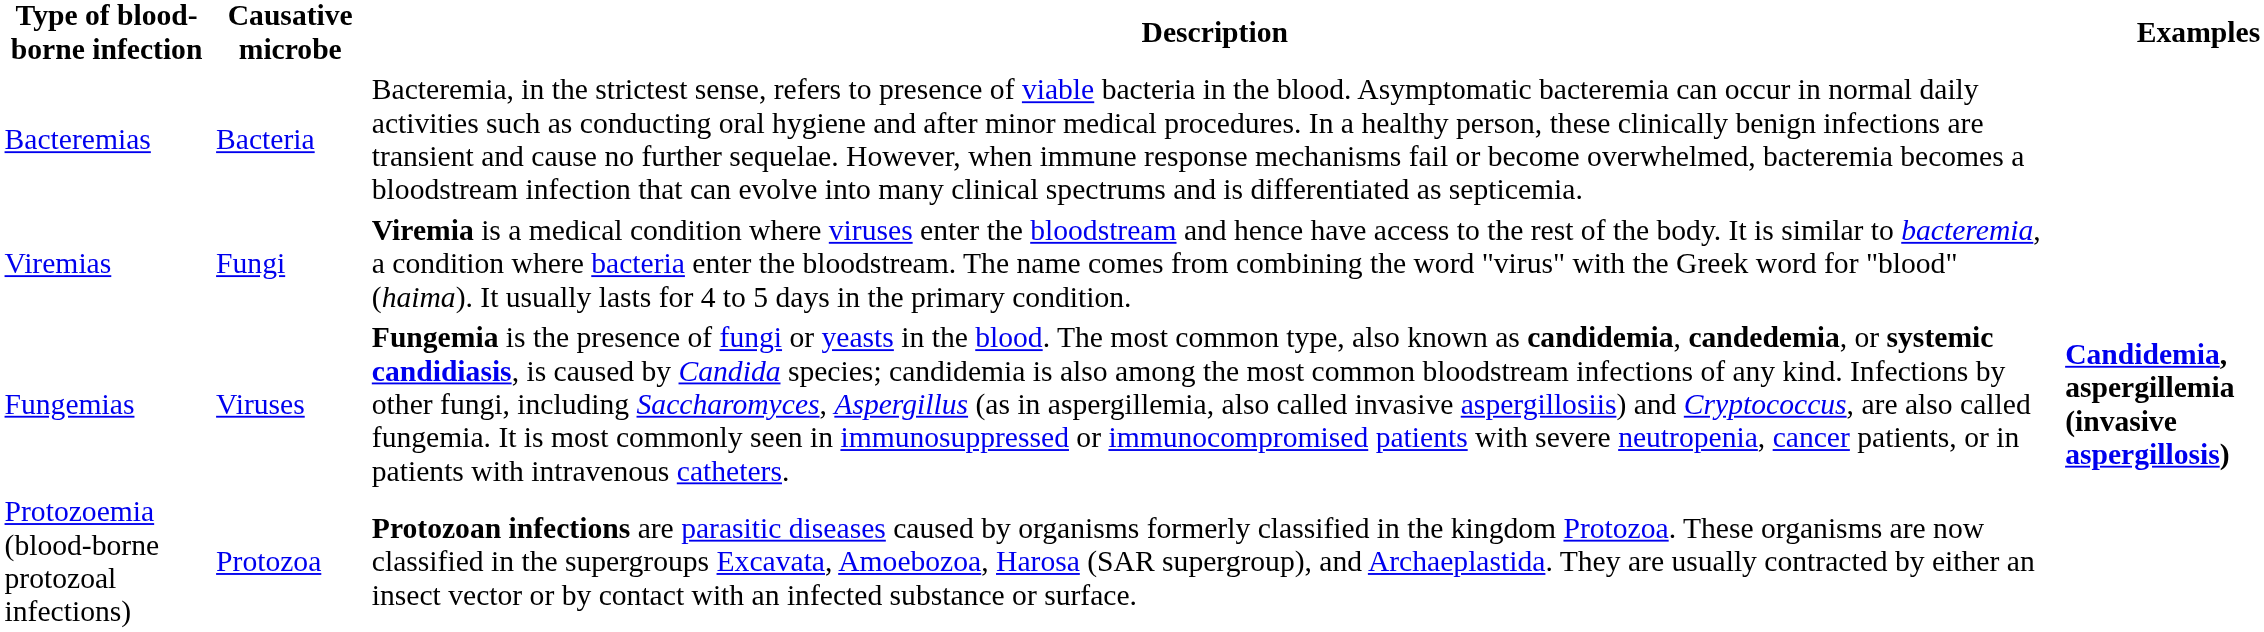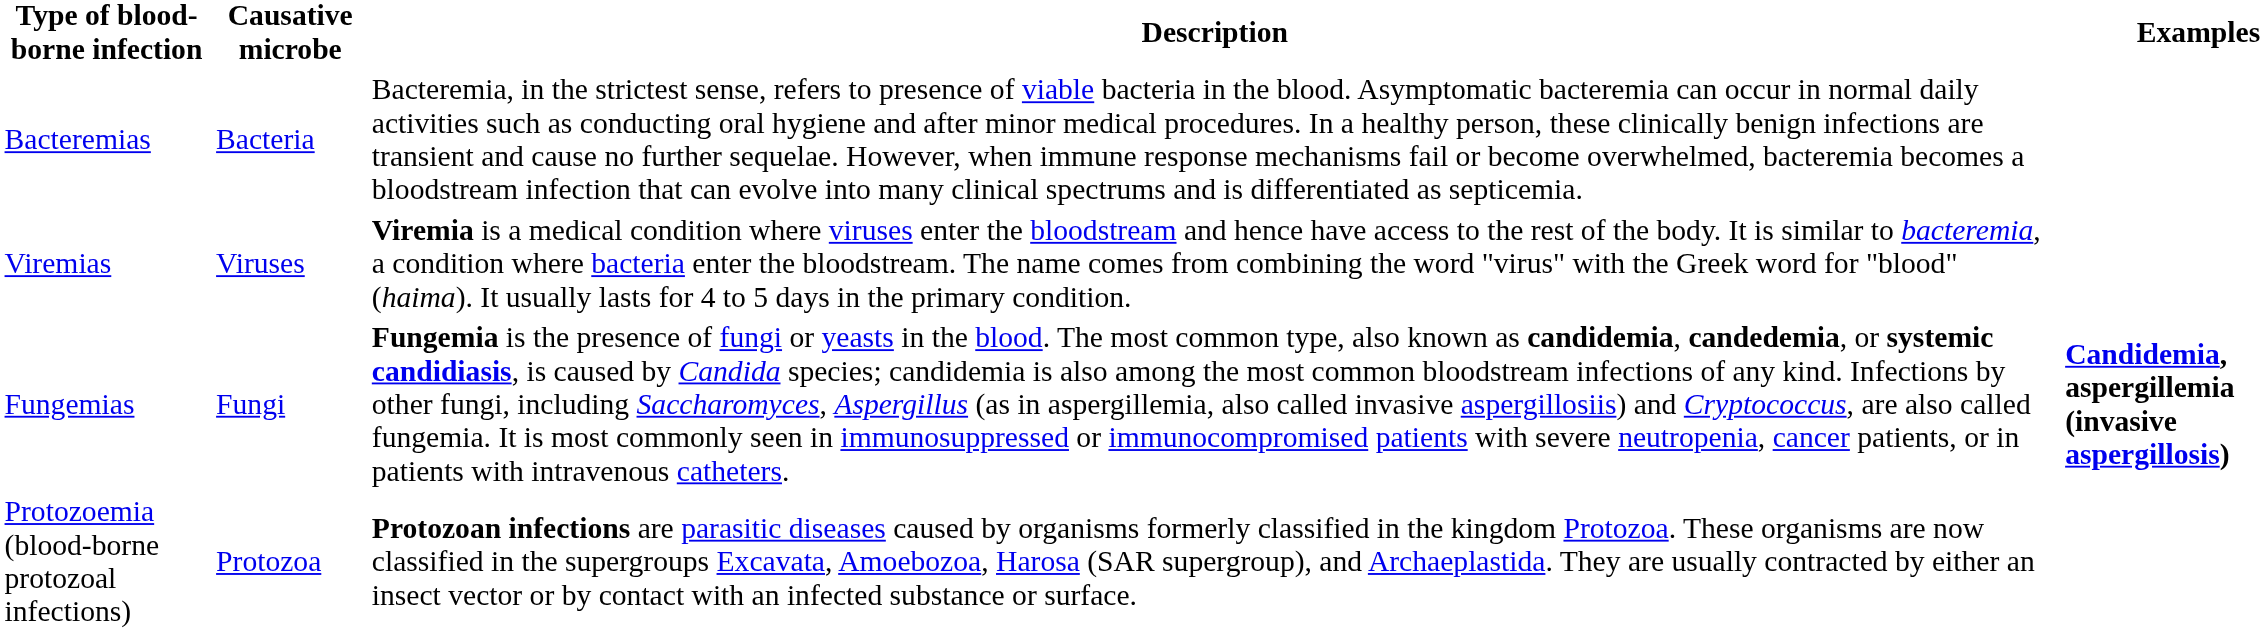(251, 263) Fungi -> (260, 263) Viruses
(260, 404) Viruses -> (251, 404) Fungi
